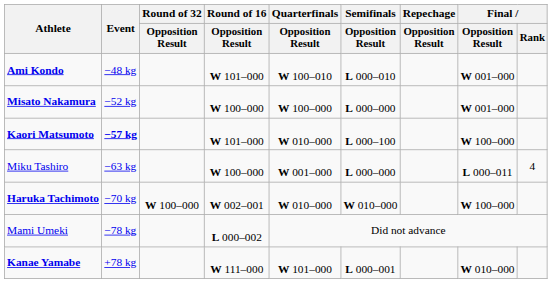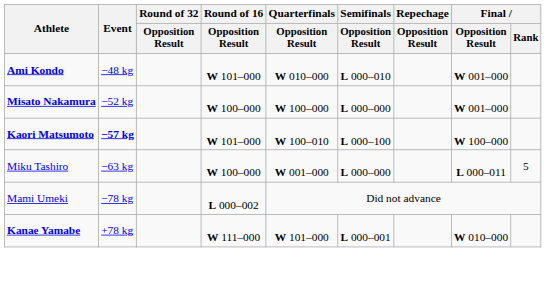(305, 76) W 100–010 -> (302, 76) W 010–000
(305, 141) W 010–000 -> (302, 141) W 100–010
(532, 166) 4 -> (526, 166) 5
- row: (53, 198)
